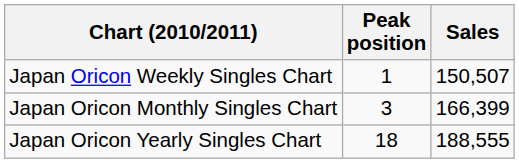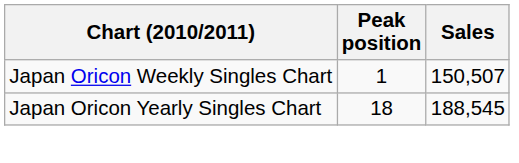- row: (173, 108)
(473, 141) 188,555 -> (468, 108) 188,545
